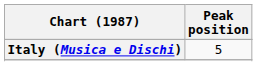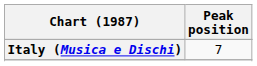(218, 50) 5 -> (218, 50) 7
